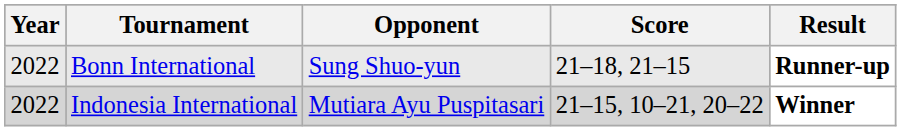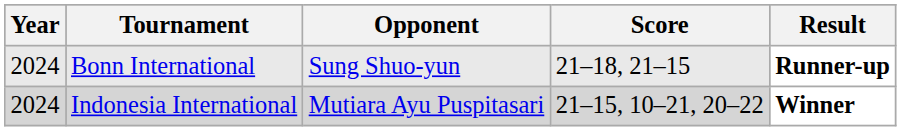(35, 65) 2022 -> (35, 65) 2024
(35, 105) 2022 -> (35, 105) 2024
